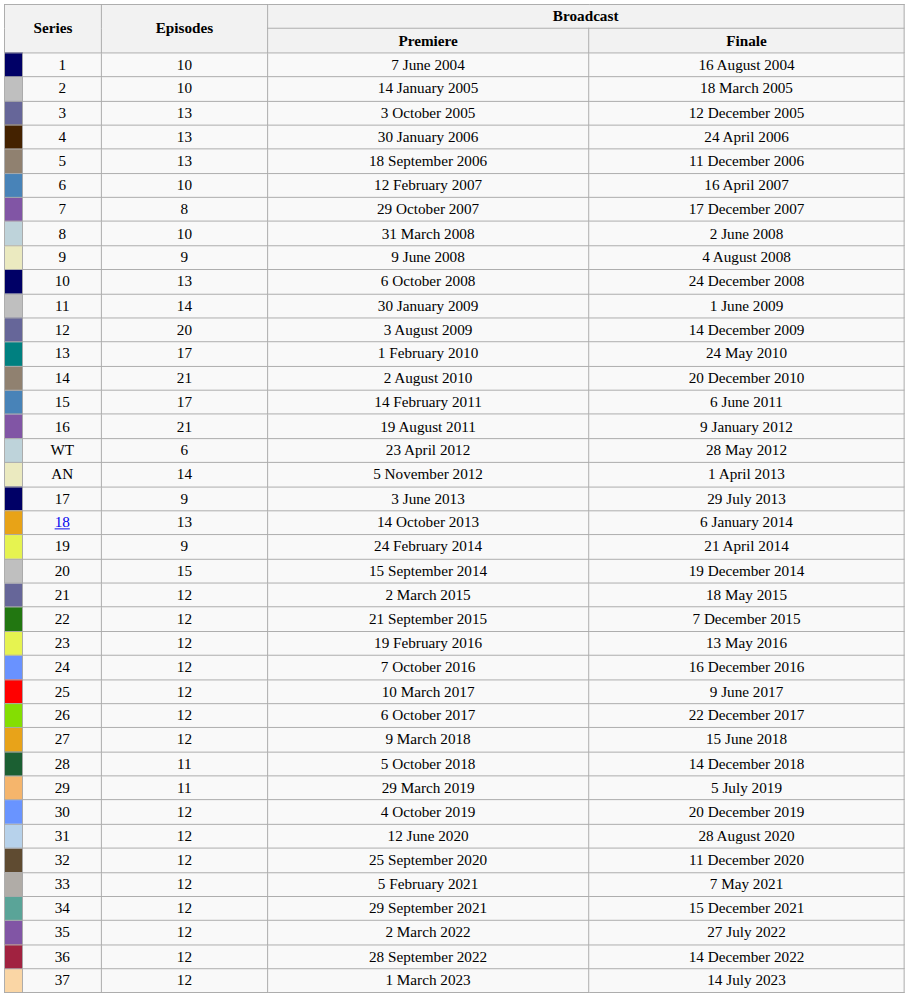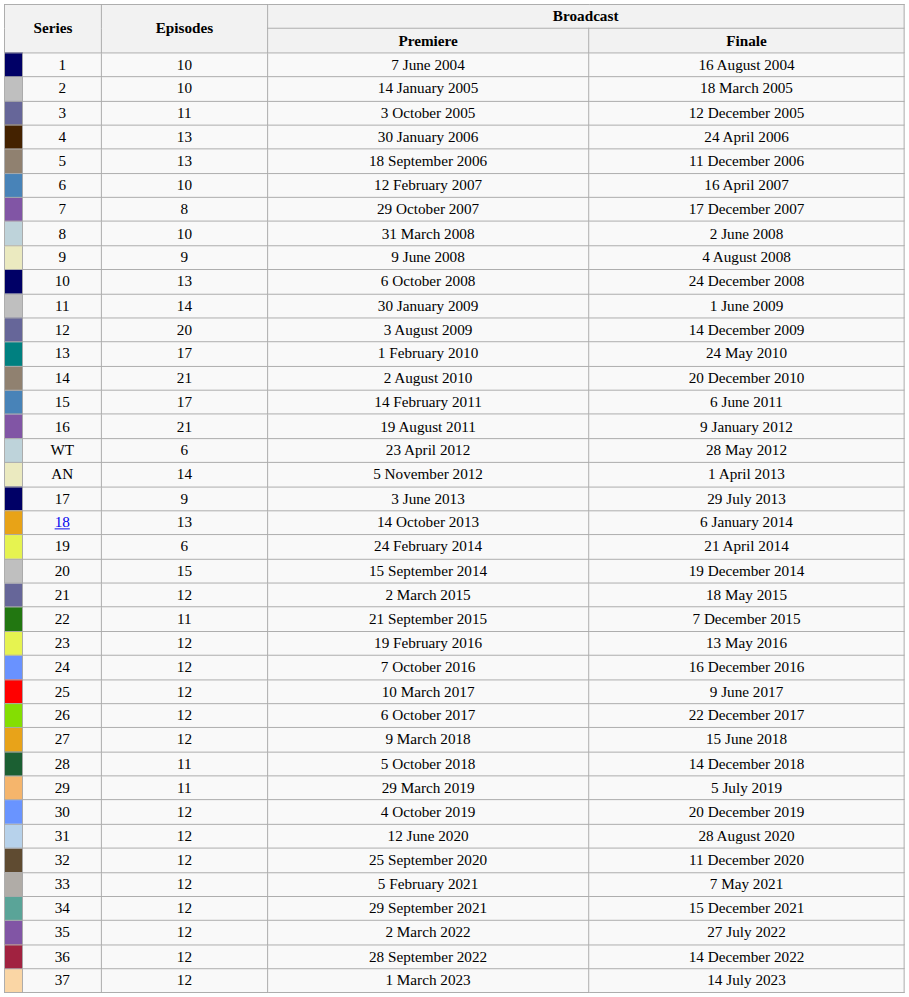(184, 112) 13 -> (184, 112) 11
(184, 546) 9 -> (184, 546) 6
(184, 619) 12 -> (184, 619) 11
